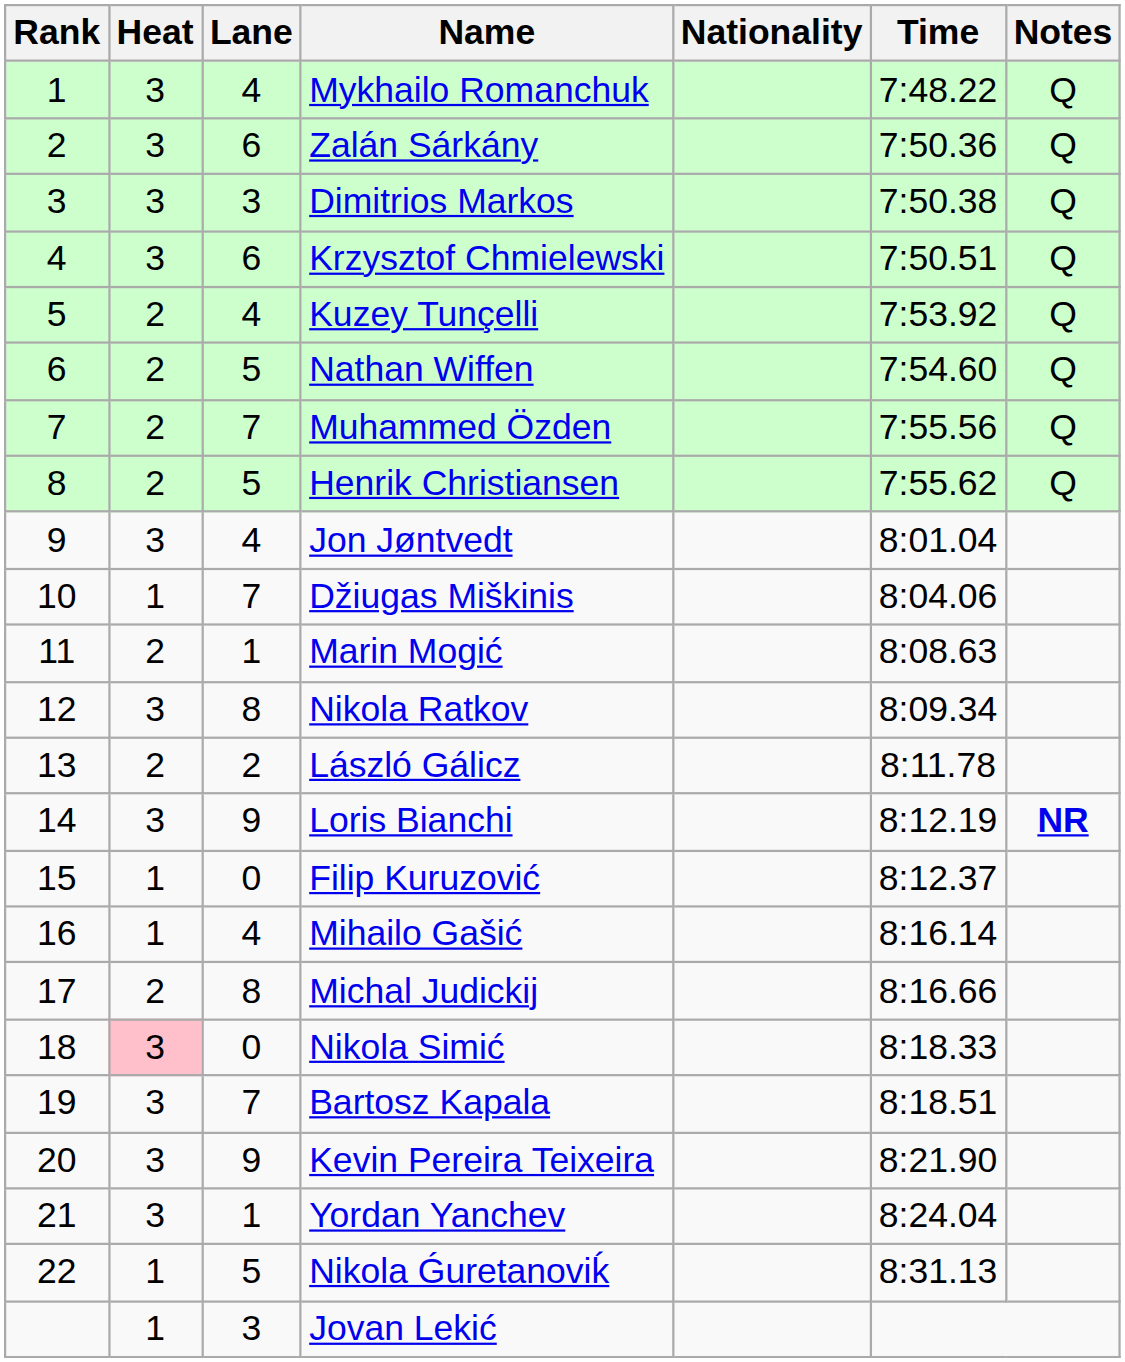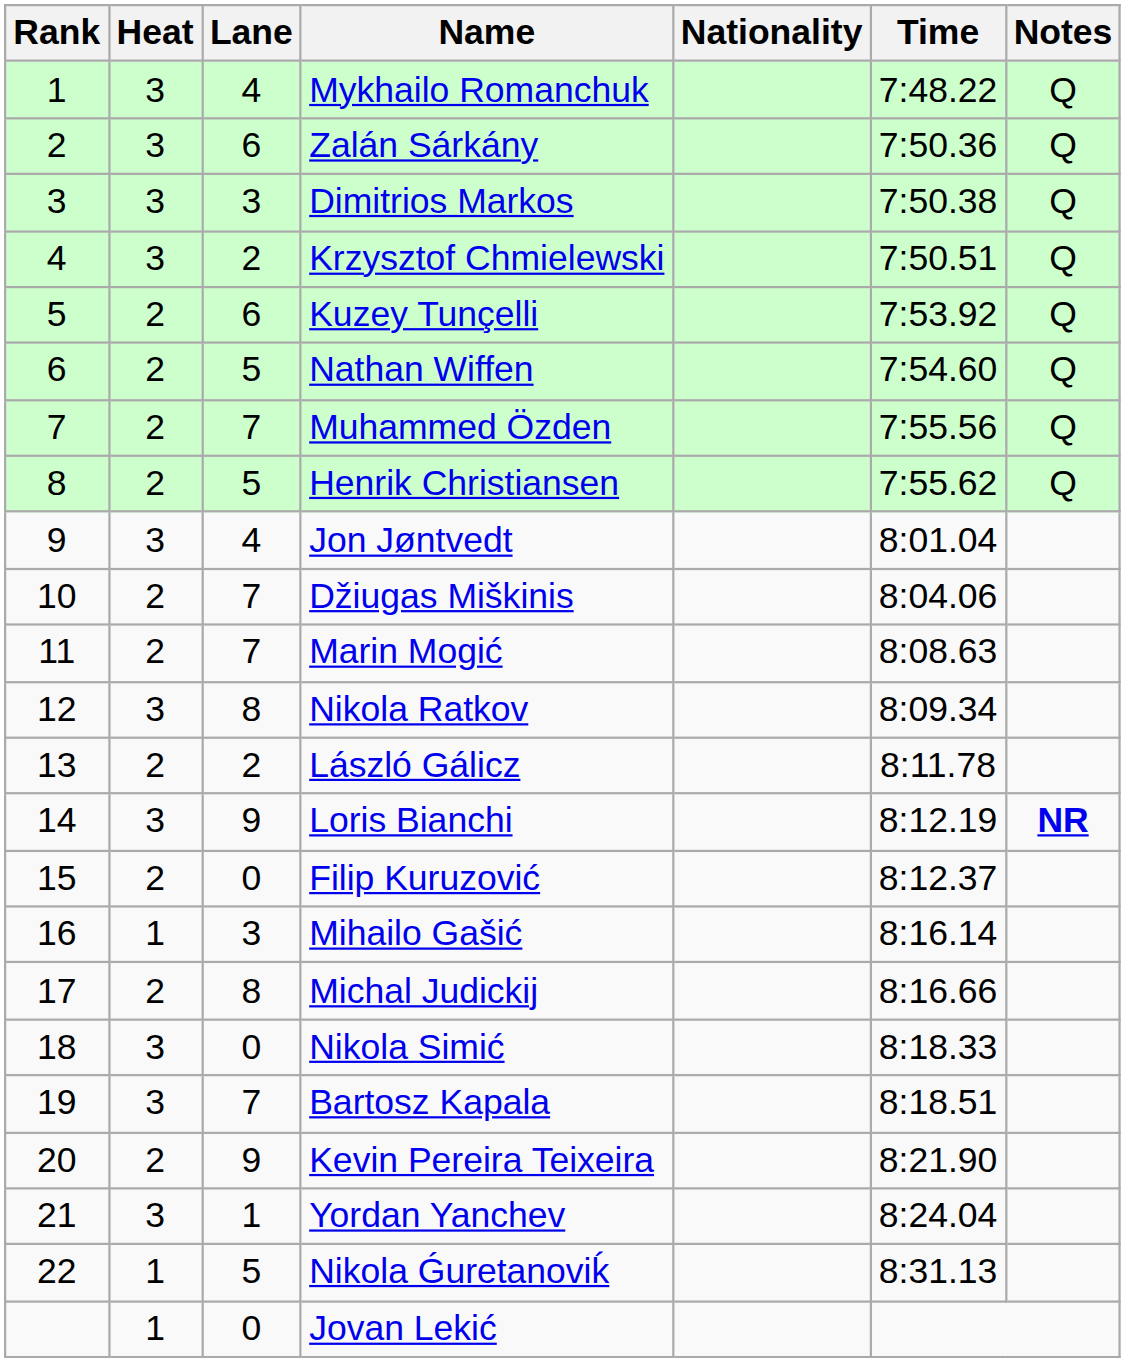(251, 257) 6 -> (251, 257) 2
(251, 314) 4 -> (251, 314) 6
(155, 595) 1 -> (155, 595) 2
(251, 652) 1 -> (251, 652) 7
(155, 877) 1 -> (155, 877) 2
(251, 933) 4 -> (251, 933) 3
(155, 1046) pink background -> (155, 1046) no background
(155, 1159) 3 -> (155, 1159) 2
(251, 1328) 3 -> (251, 1328) 0
